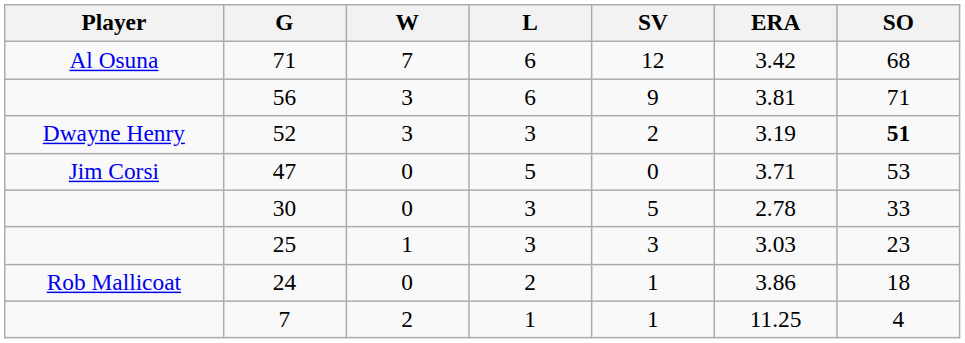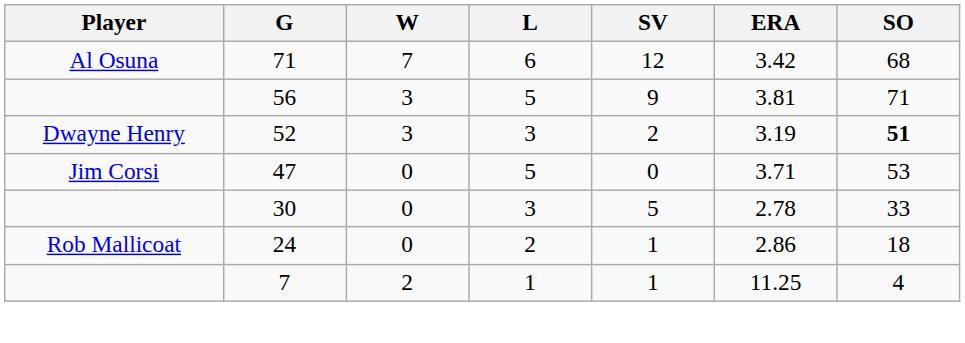(530, 97) 6 -> (530, 97) 5
- row: (284, 245)
(776, 282) 3.86 -> (776, 245) 2.86
